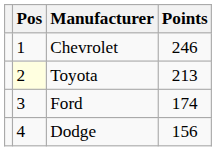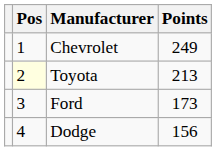(185, 47) 246 -> (185, 47) 249
(185, 103) 174 -> (185, 103) 173
